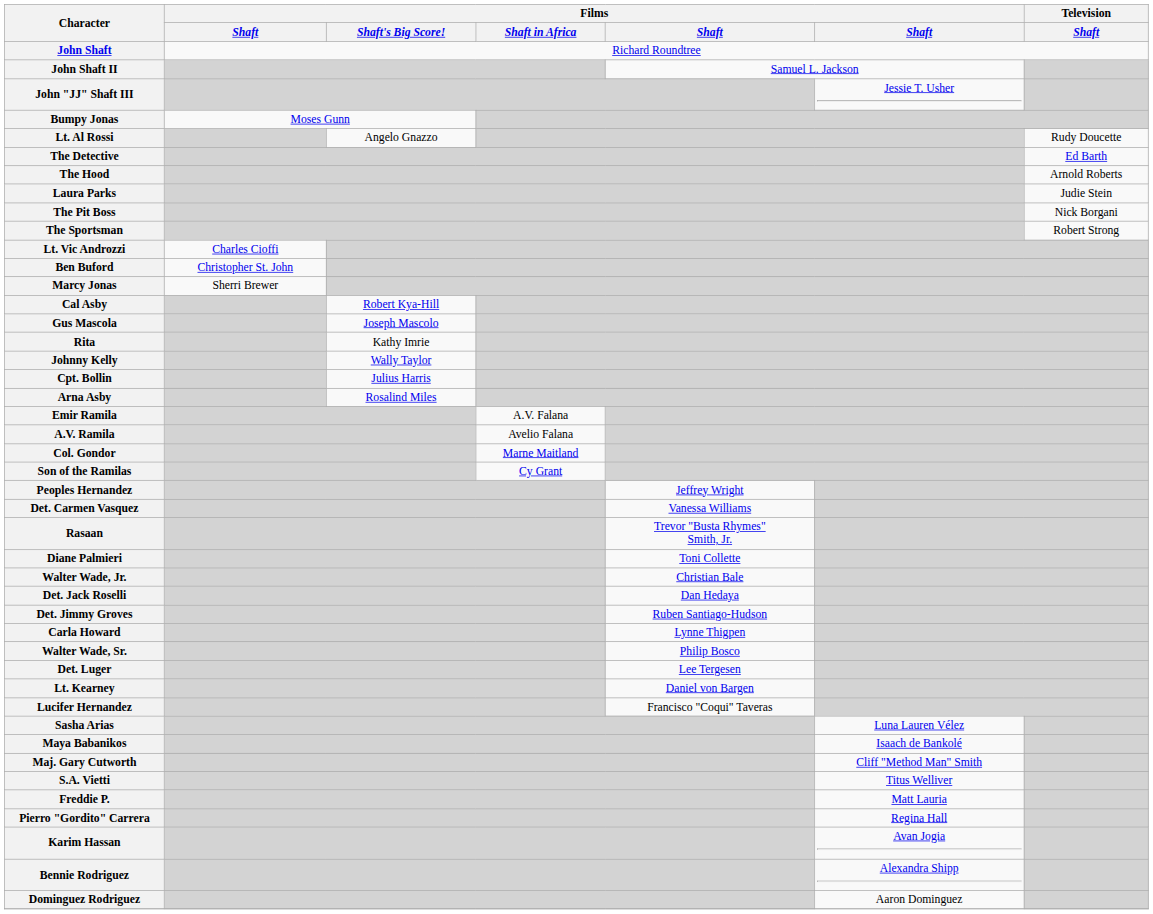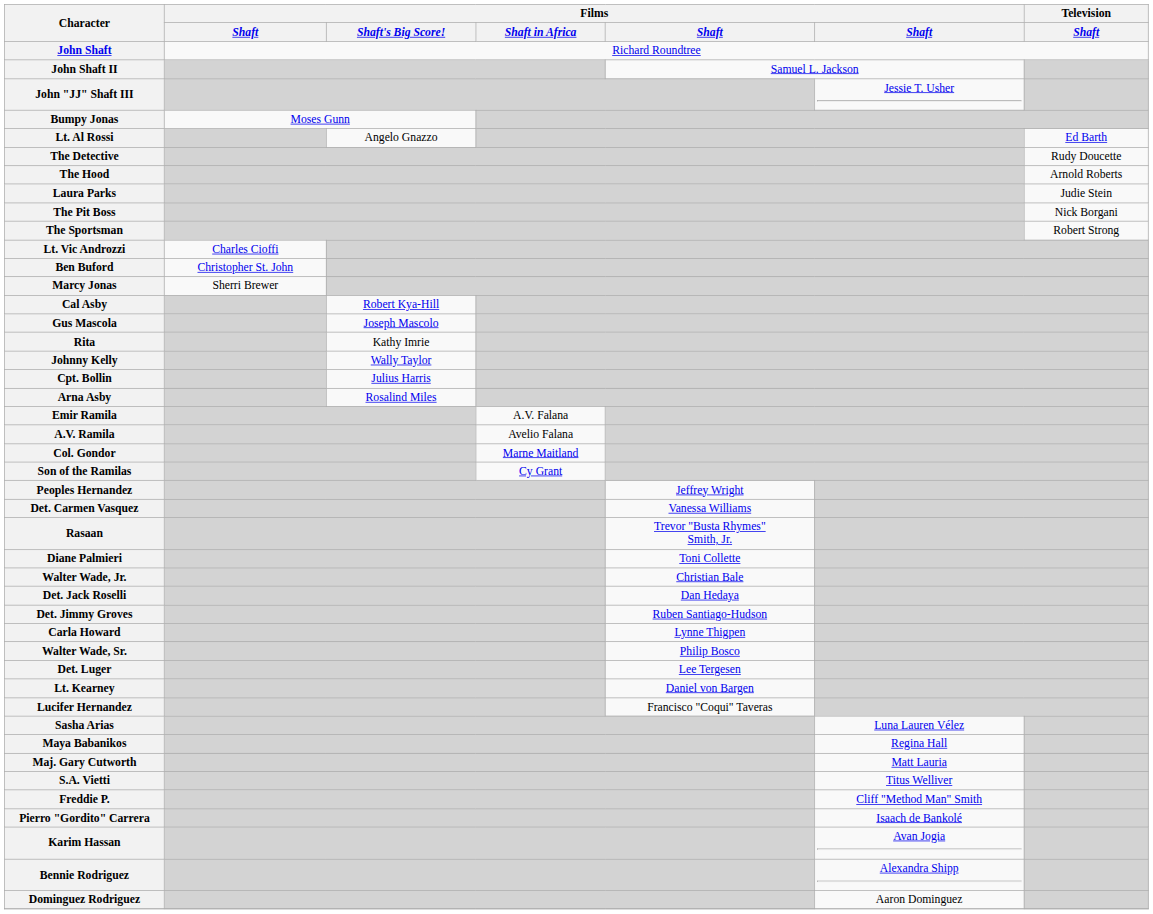(1086, 138) Rudy Doucette -> (1086, 138) Ed Barth
(1086, 156) Ed Barth -> (1086, 156) Rudy Doucette
(919, 743) Isaach de Bankolé -> (919, 743) Regina Hall
(919, 762) Cliff "Method Man" Smith -> (919, 762) Matt Lauria
(919, 799) Matt Lauria -> (919, 799) Cliff "Method Man" Smith
(919, 818) Regina Hall -> (919, 818) Isaach de Bankolé
